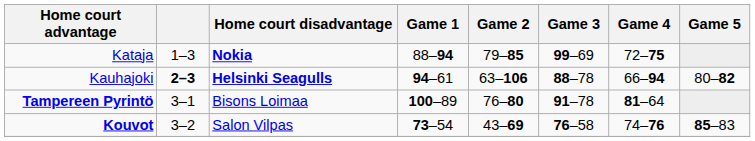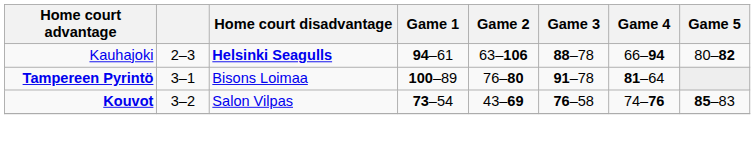- row: (133, 55)
(183, 78) bold -> (183, 55) normal
